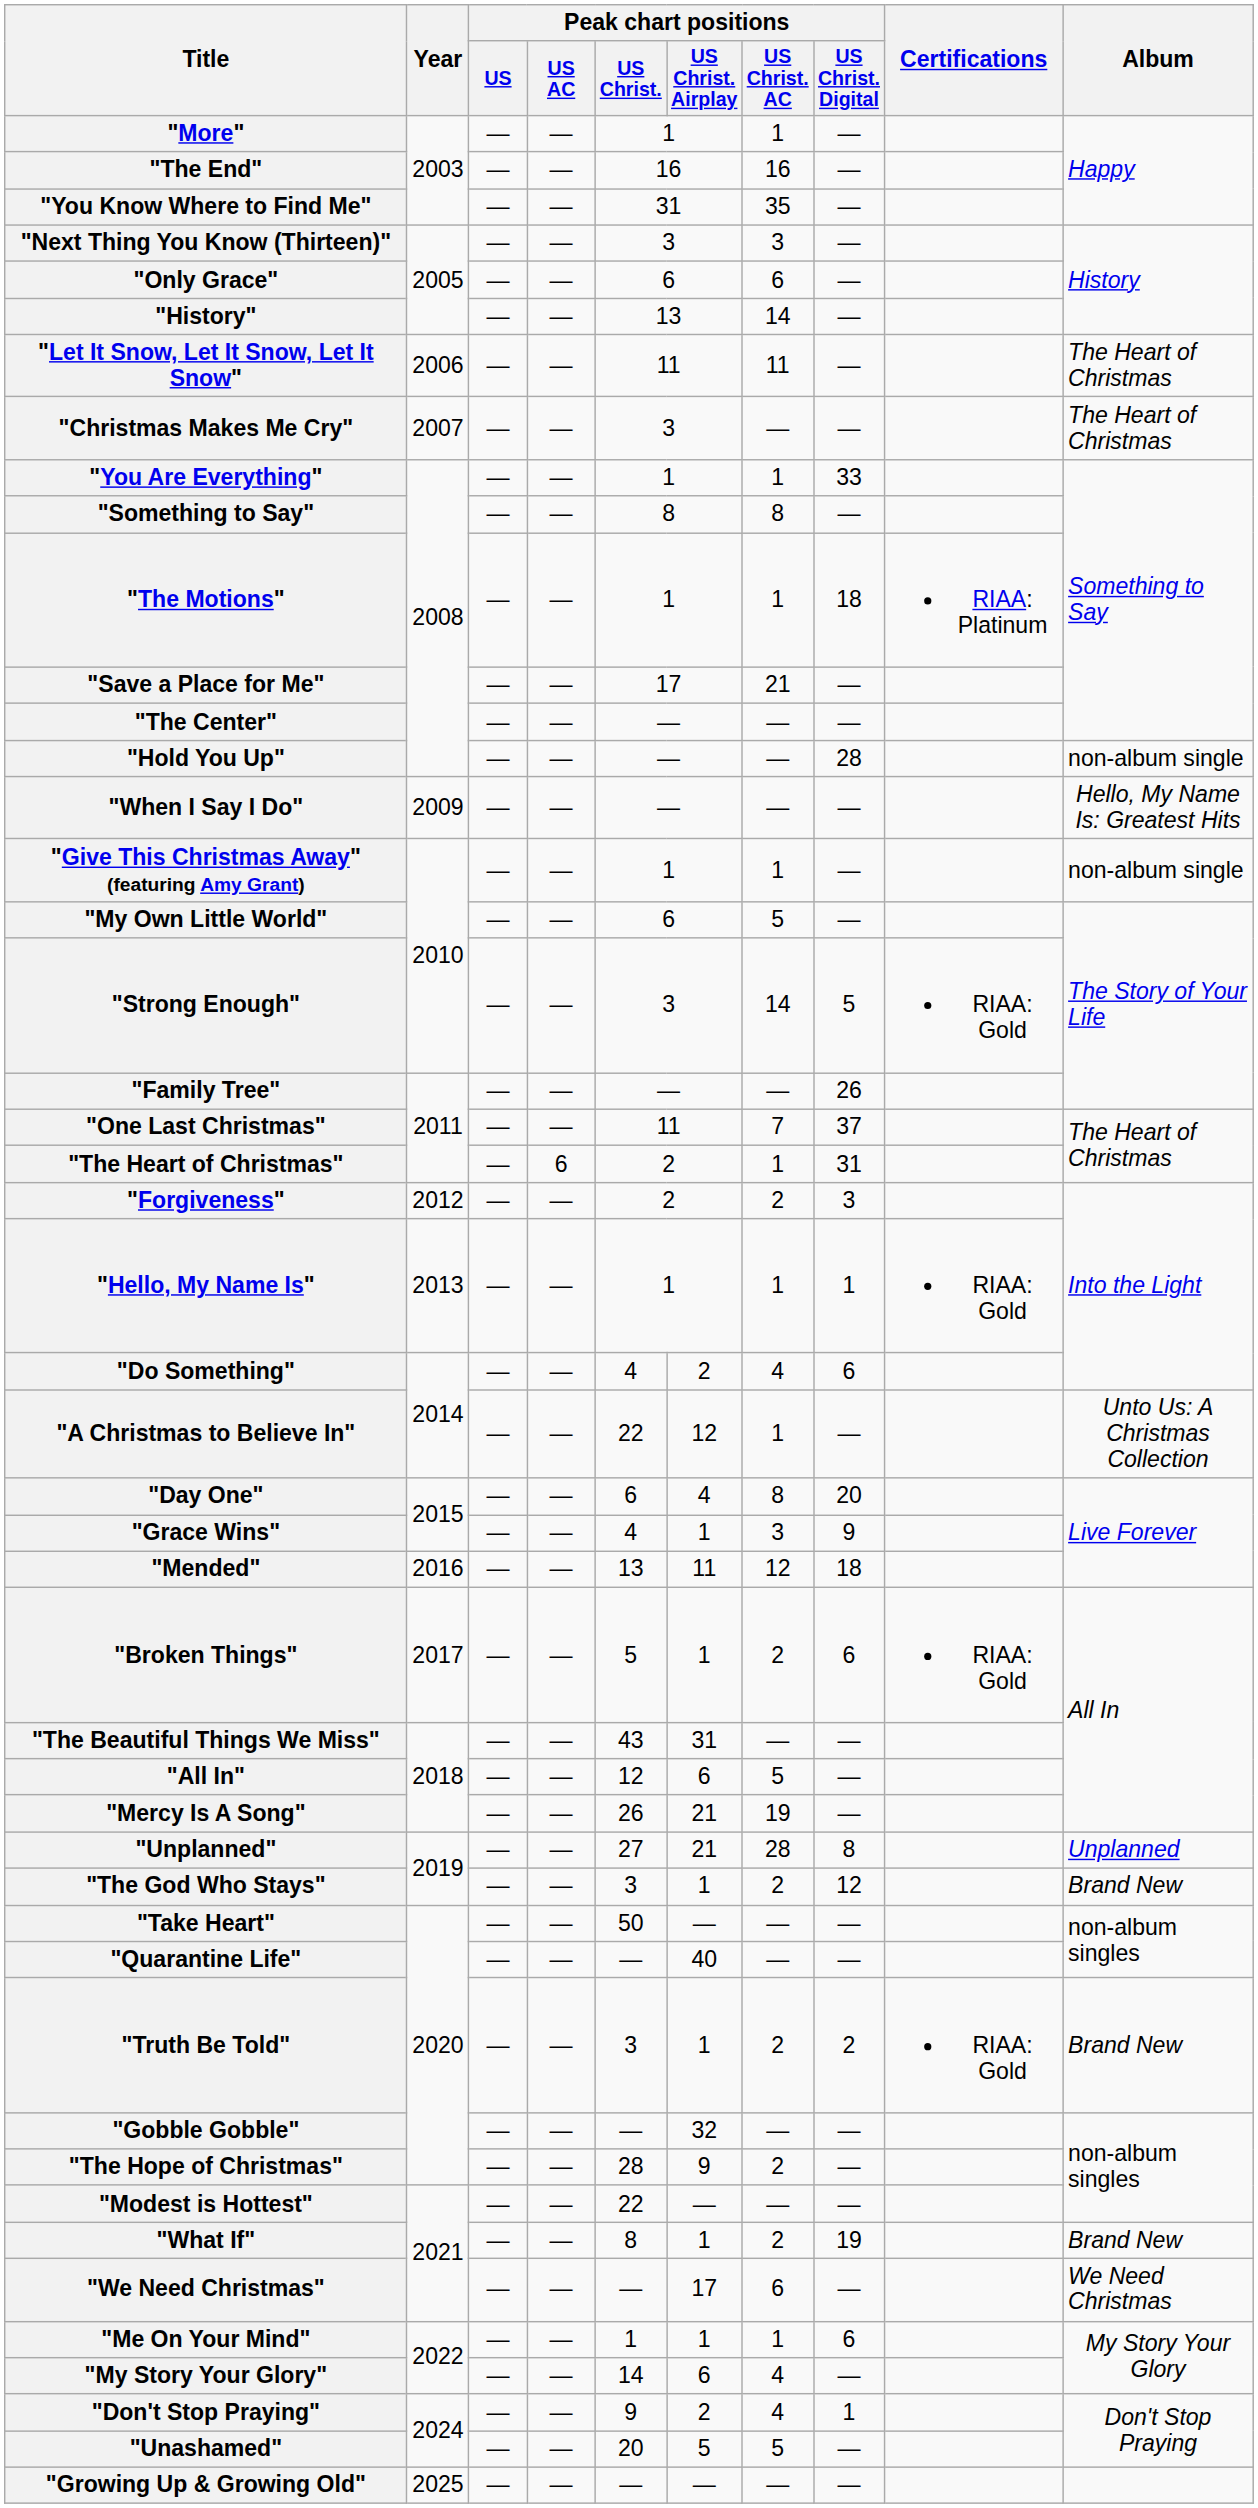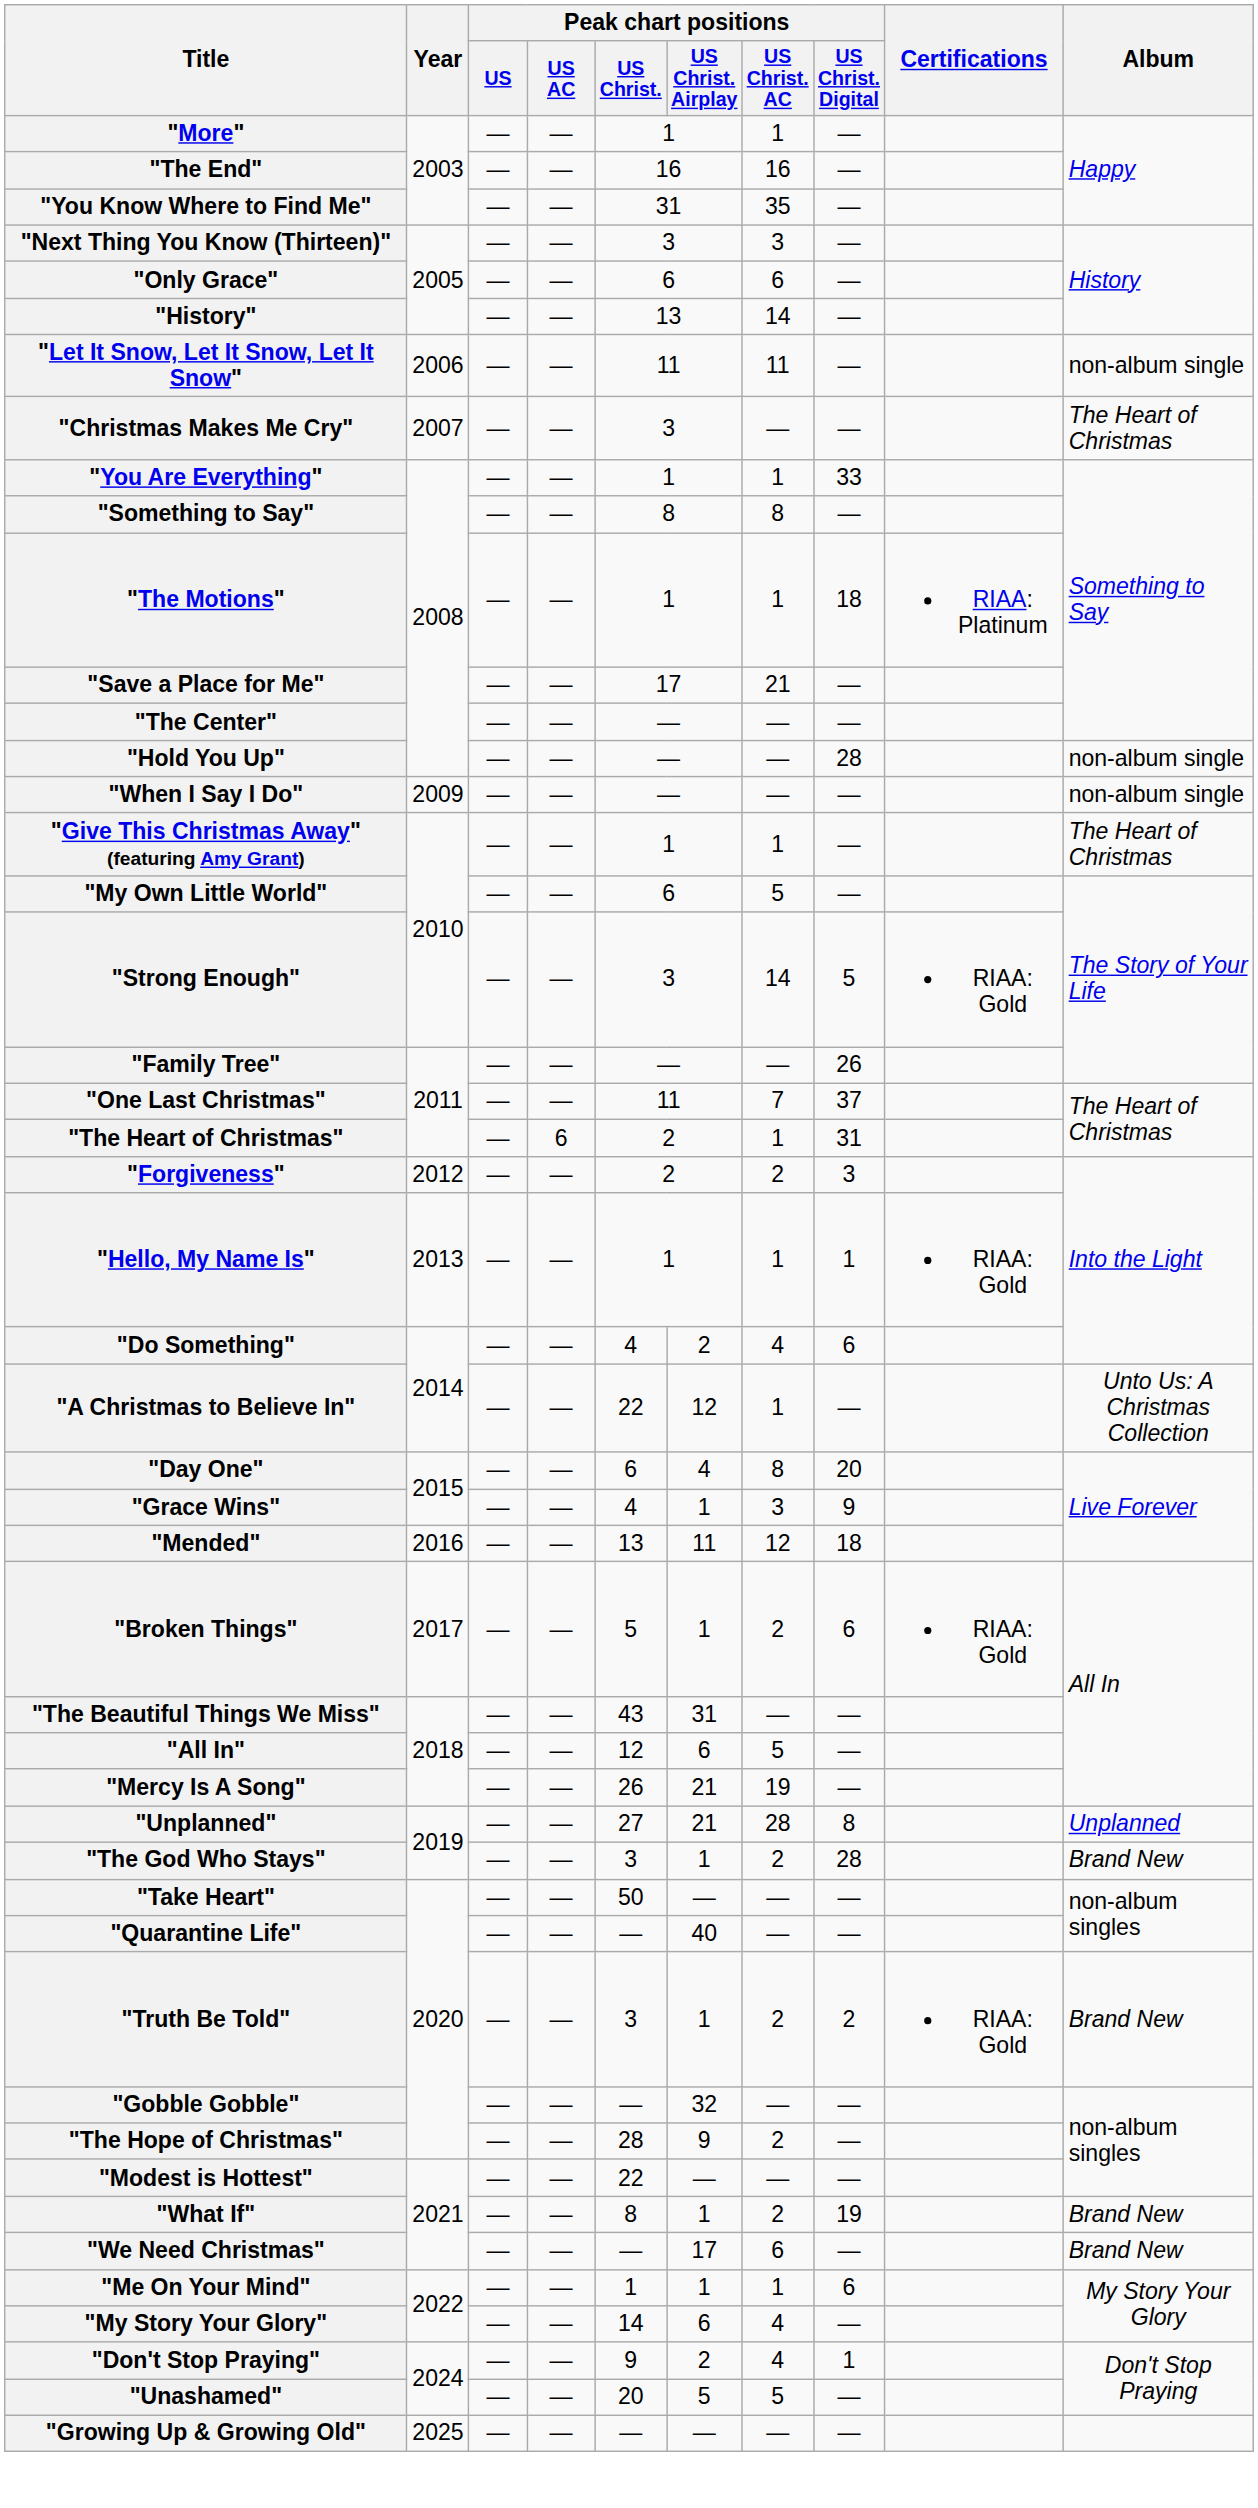(1132, 365) The Heart of Christmas -> (1156, 365) non-album single
(1158, 807) Hello, My Name Is: Greatest Hits -> (1156, 794) non-album single
(1156, 870) non-album single -> (1133, 844) The Heart of Christmas
(849, 1886) 12 -> (849, 1860) 28
(1120, 2289) We Need Christmas -> (1126, 2250) Brand New
